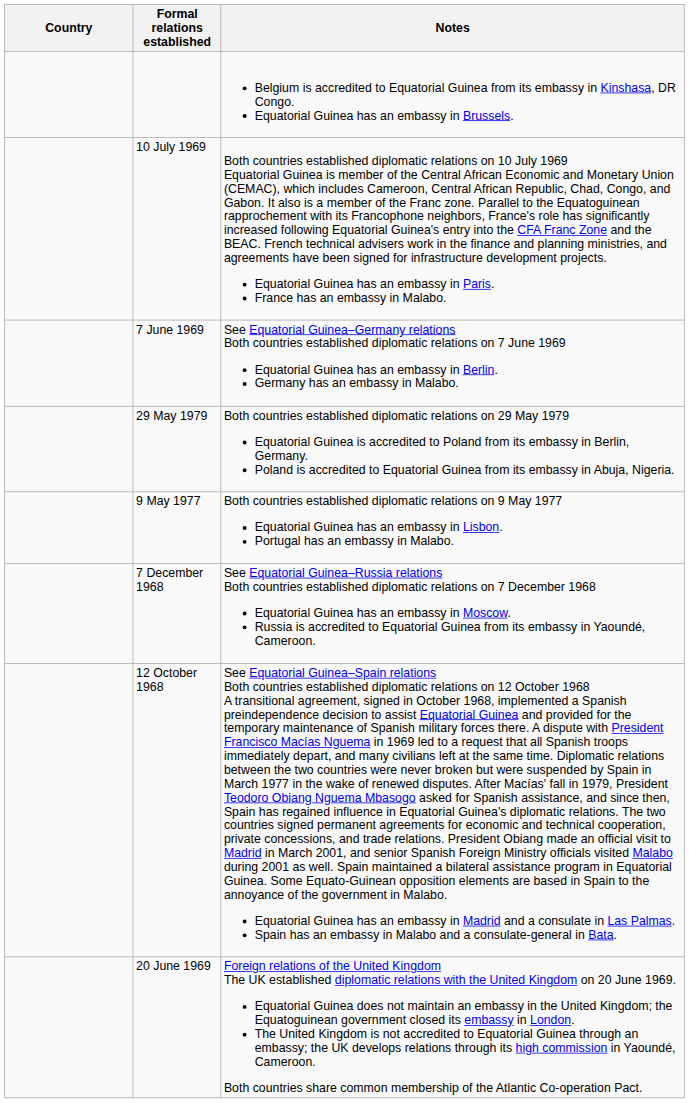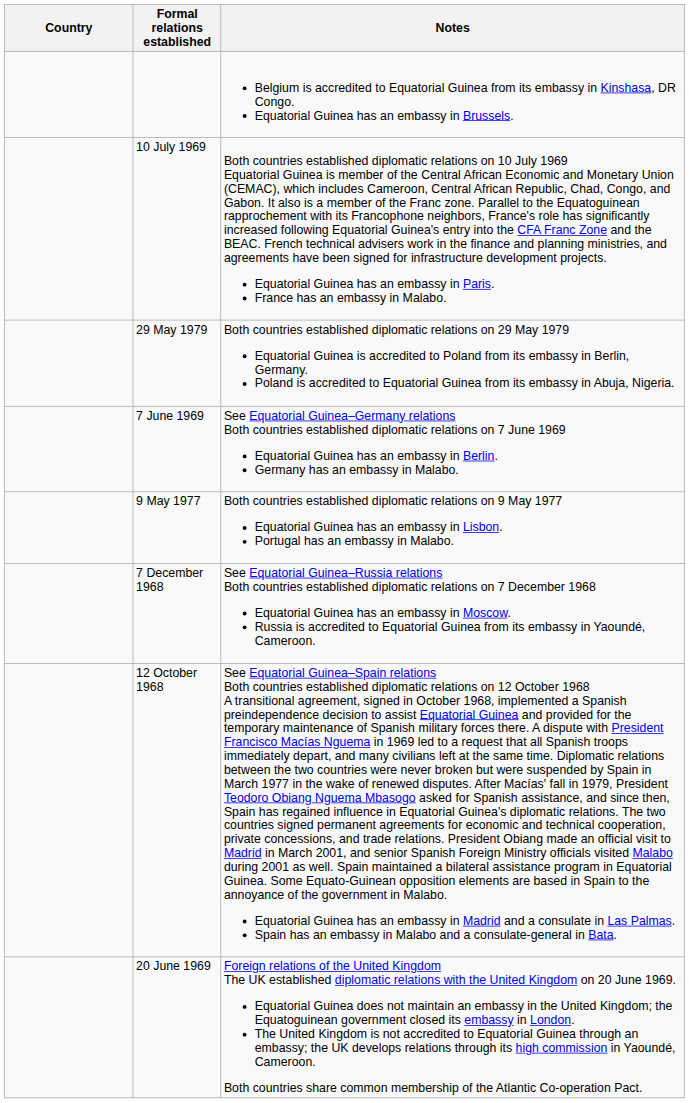rows swapped: (170, 330) <-> (172, 415)
